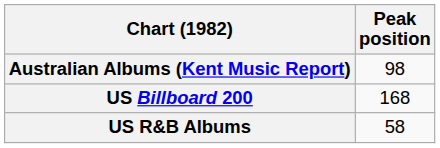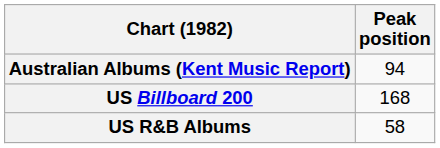(395, 68) 98 -> (395, 68) 94
